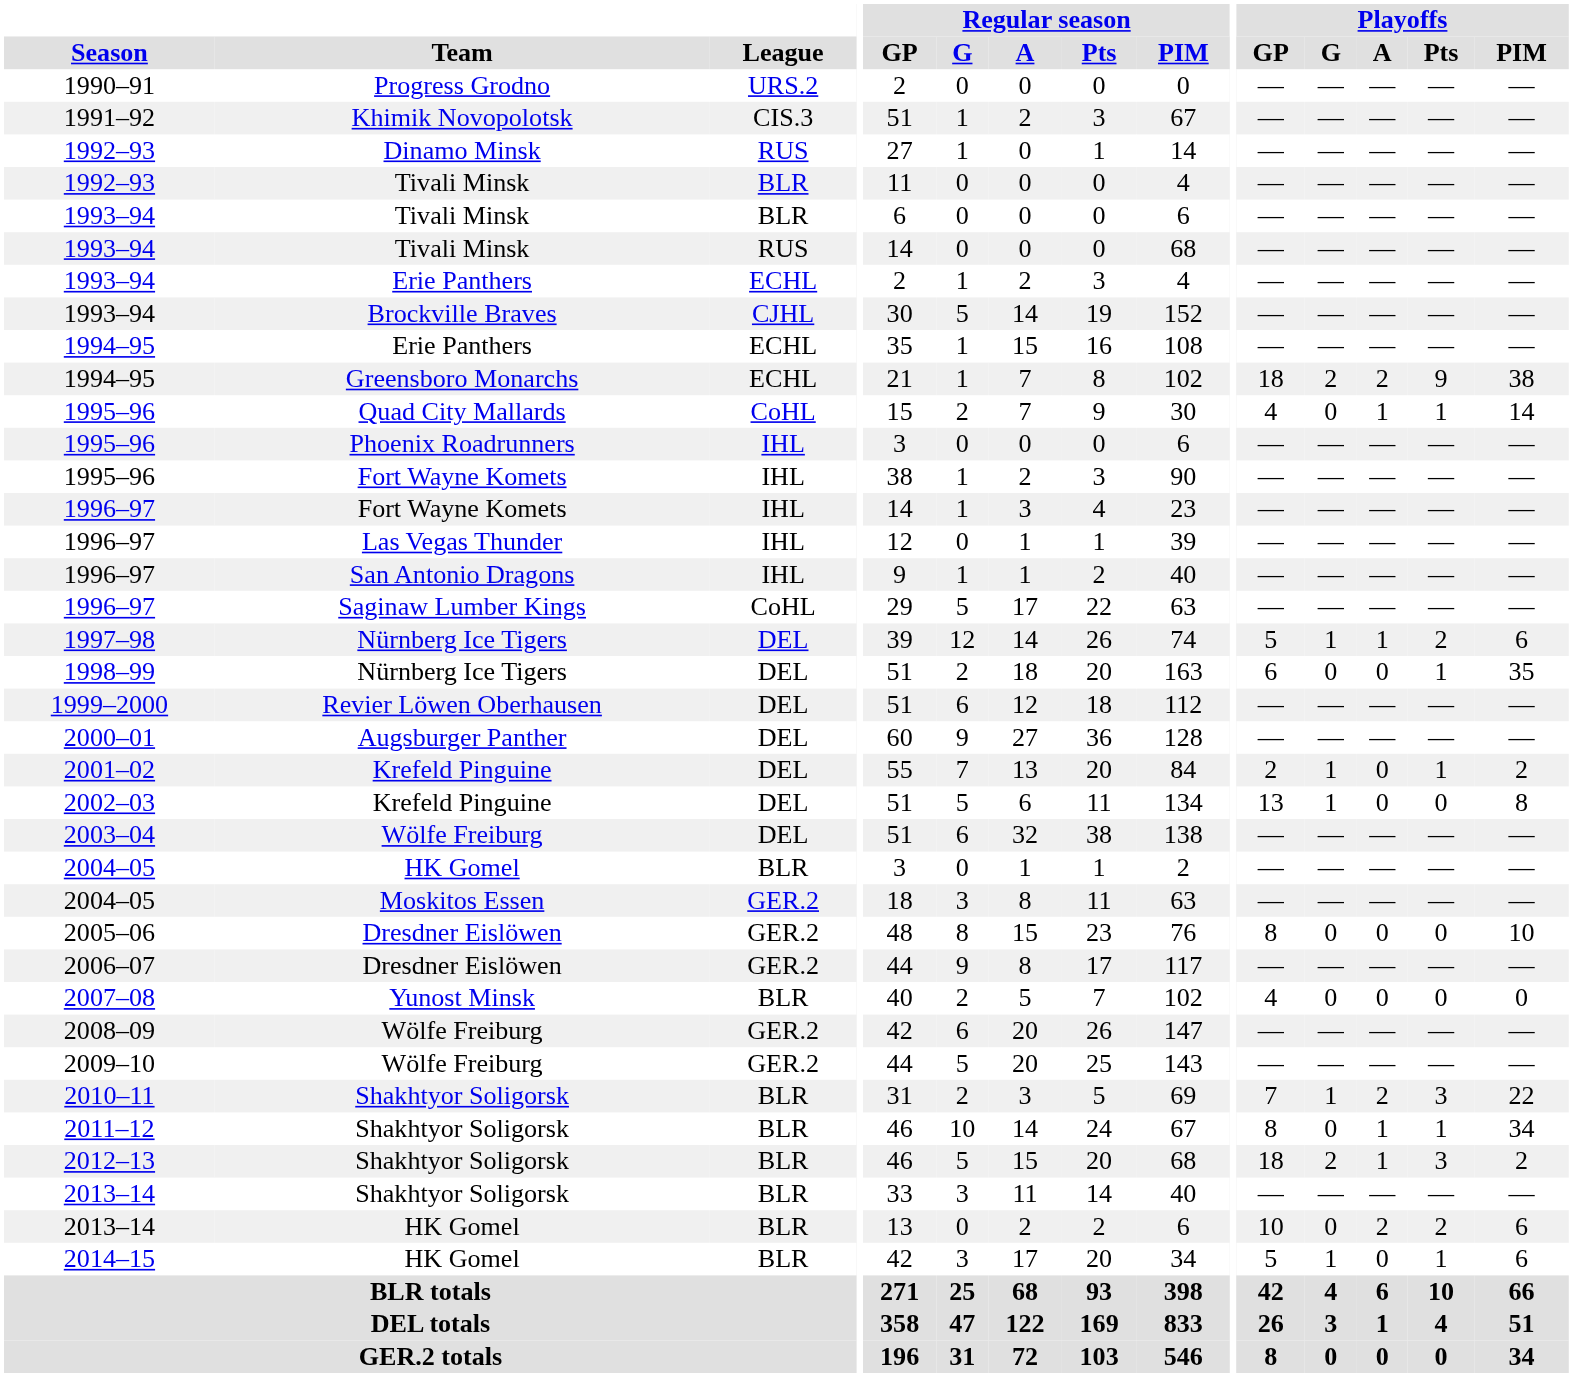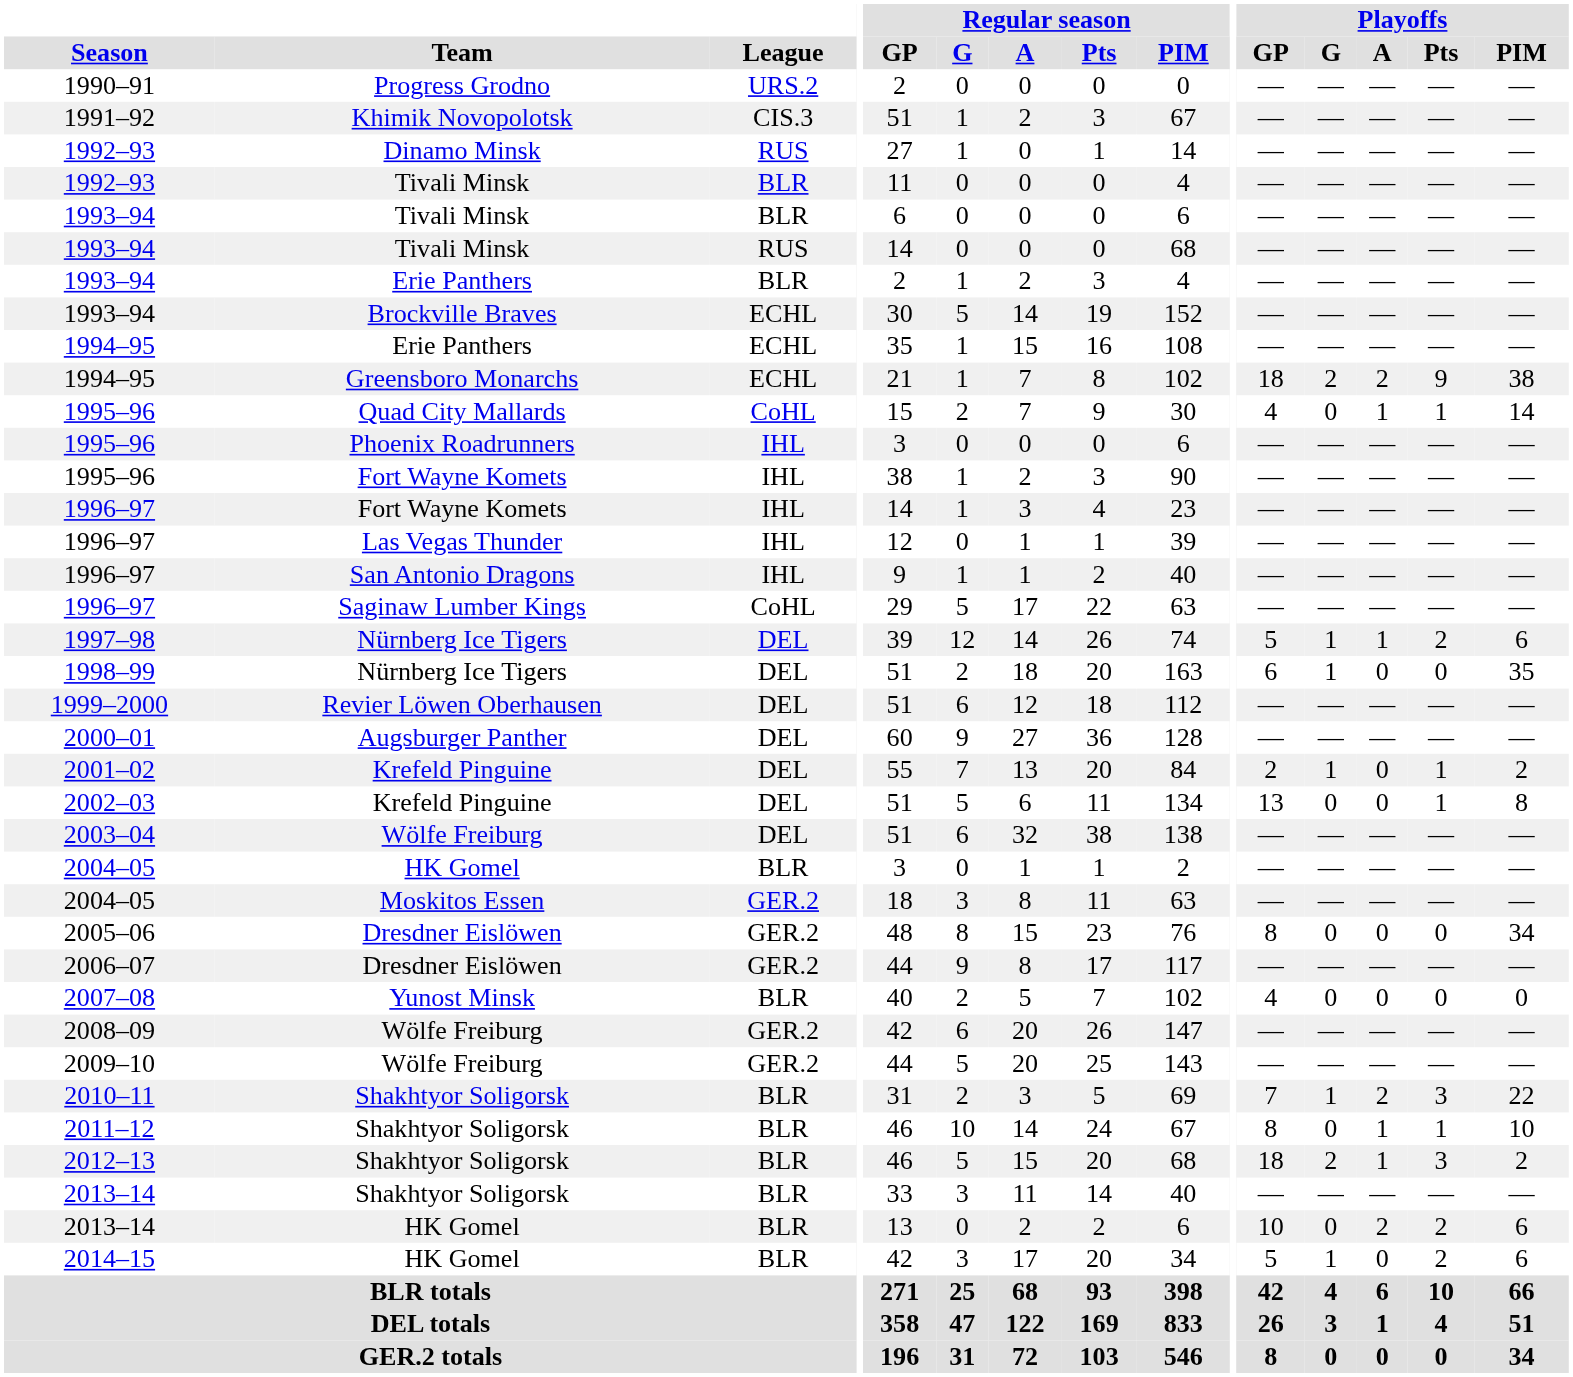(783, 280) ECHL -> (783, 280) BLR
(783, 313) CJHL -> (783, 313) ECHL
(1331, 671) 0 -> (1331, 671) 1
(1441, 671) 1 -> (1441, 671) 0
(1331, 802) 1 -> (1331, 802) 0
(1441, 802) 0 -> (1441, 802) 1
(1522, 932) 10 -> (1522, 932) 34
(1522, 1128) 34 -> (1522, 1128) 10
(1441, 1258) 1 -> (1441, 1258) 2
